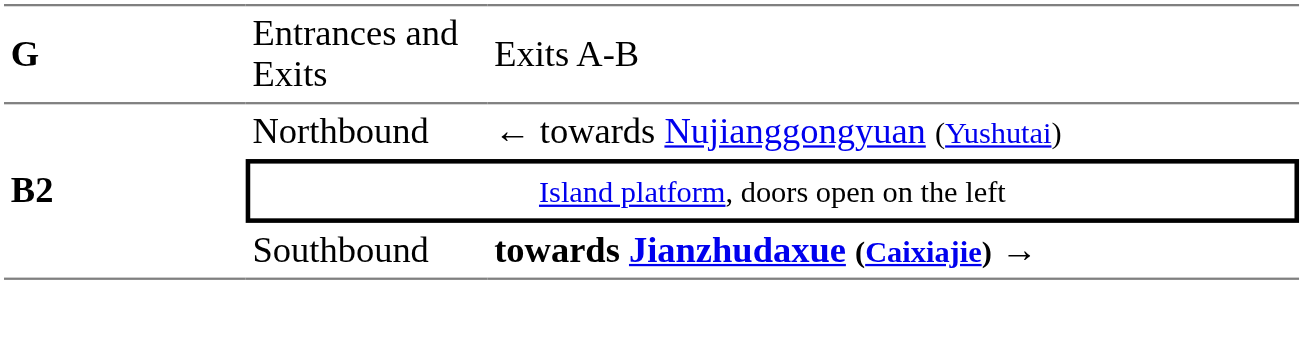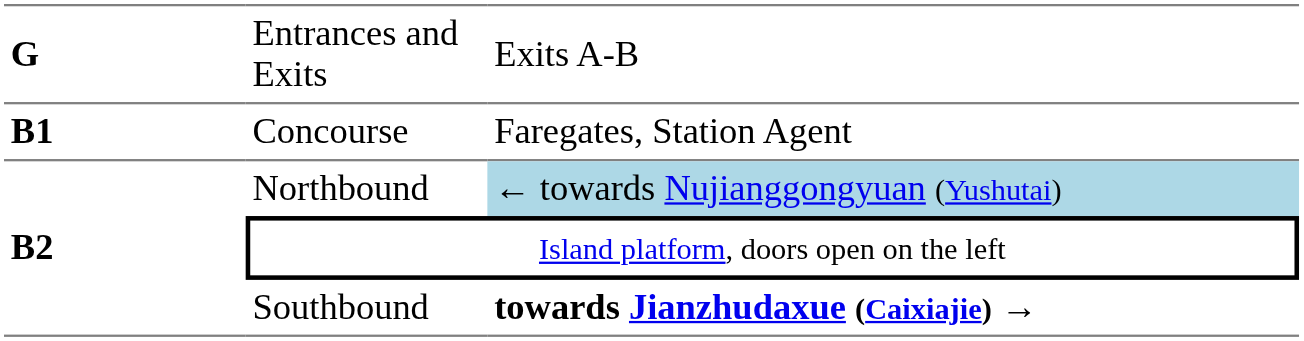+ row: (331, 131)
(778, 131) no background -> (778, 188) lightblue background
